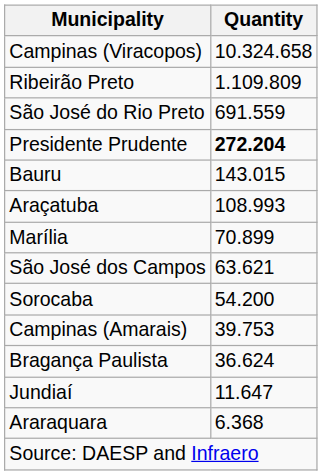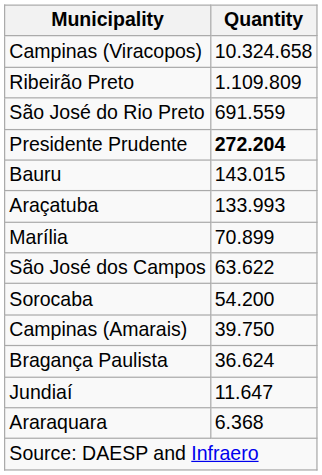(250, 206) 108.993 -> (250, 206) 133.993
(245, 268) 63.621 -> (245, 268) 63.622
(245, 330) 39.753 -> (245, 330) 39.750
